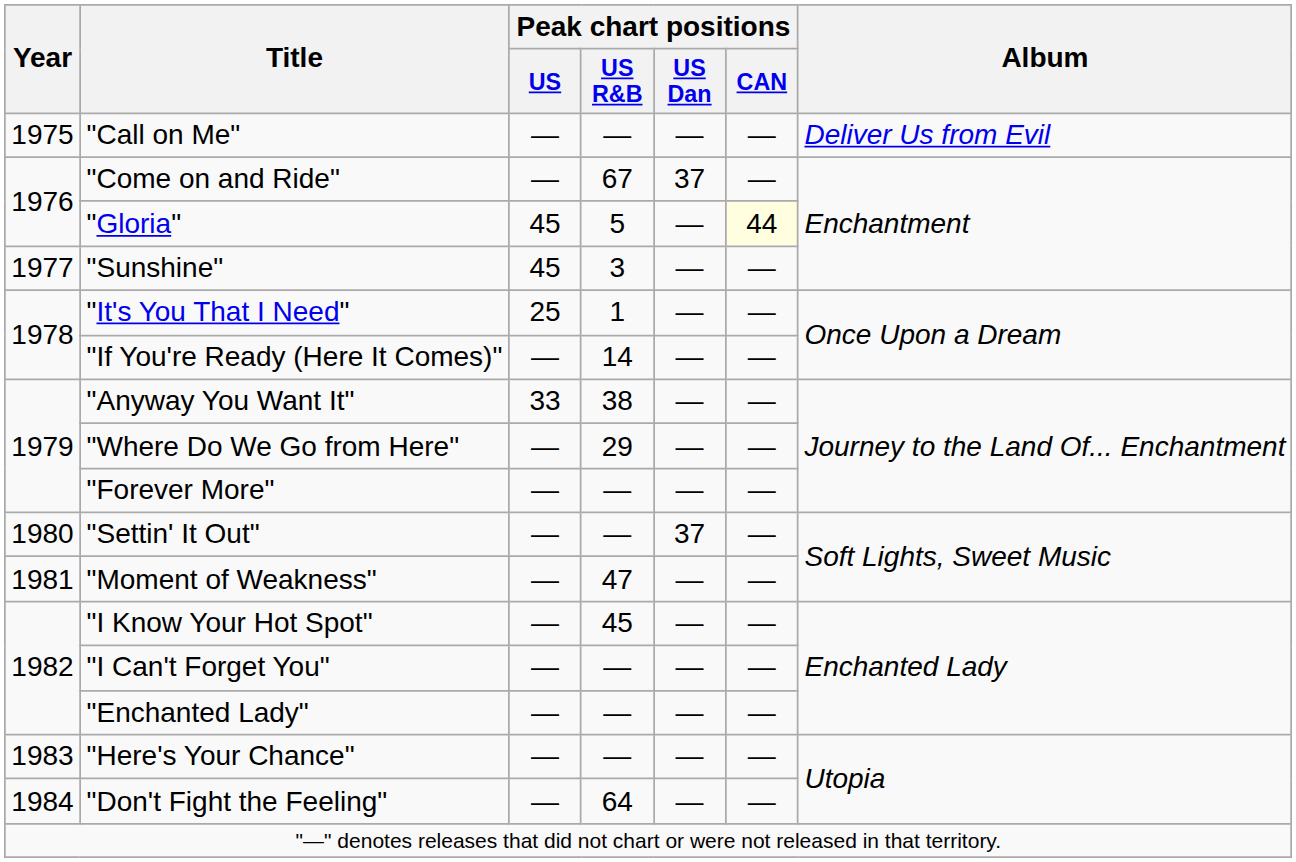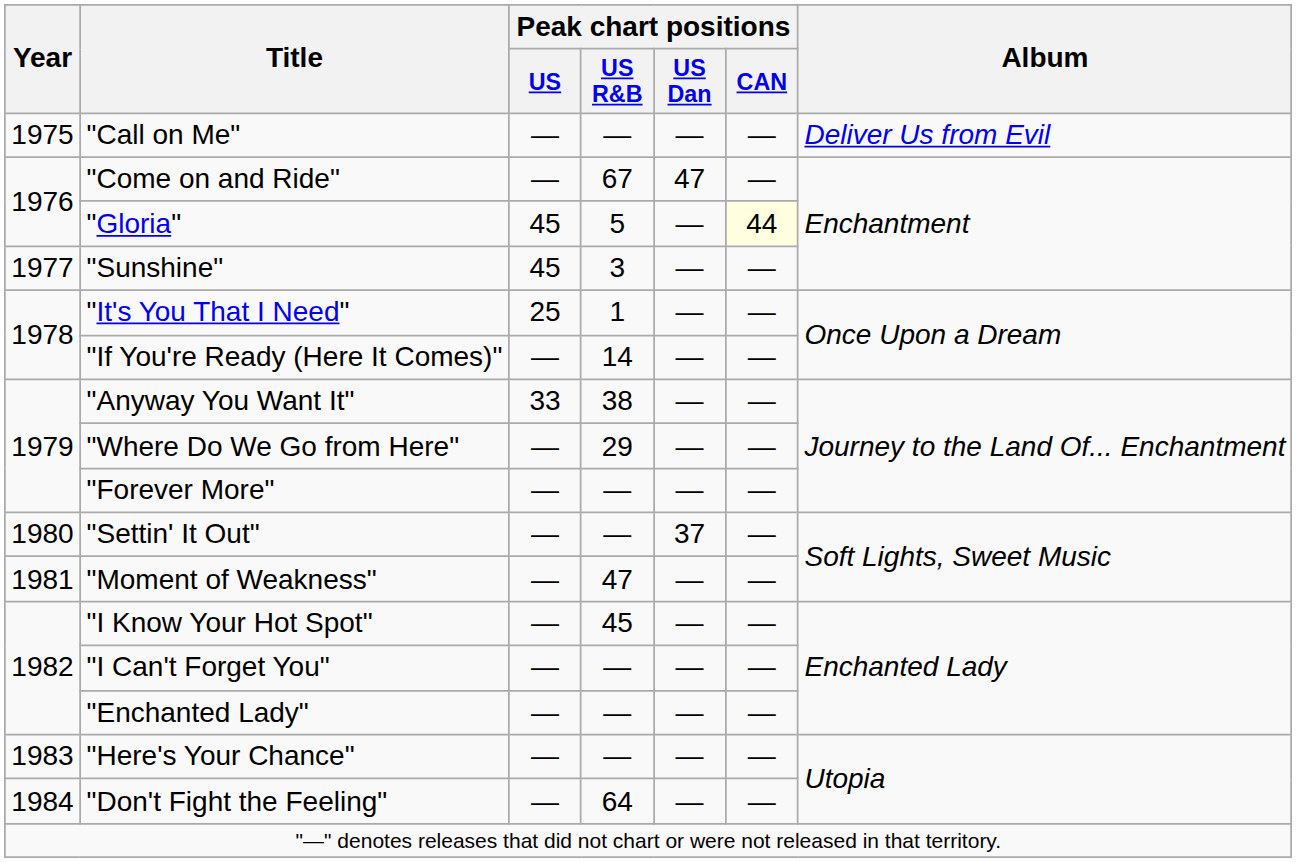(690, 179) 37 -> (690, 179) 47
